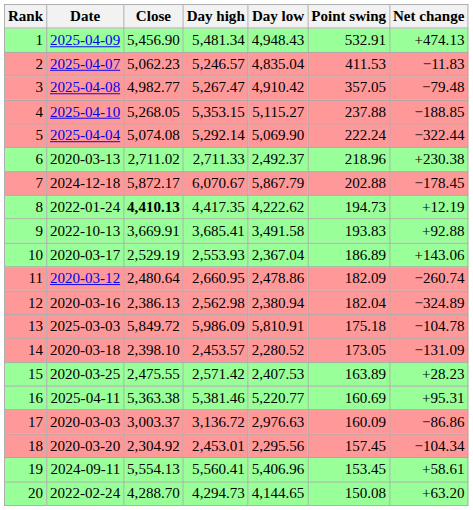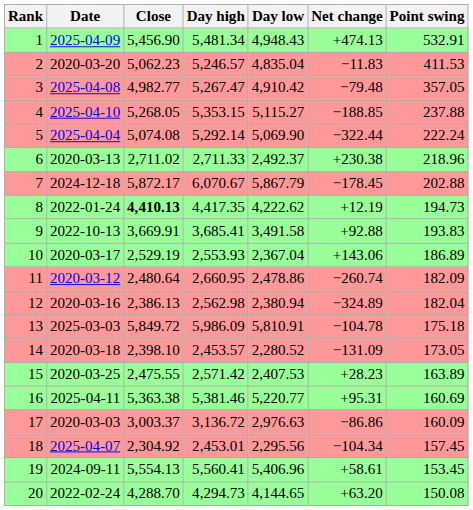columns swapped: (349, 16) <-> (429, 16)
(85, 64) 2025-04-07 -> (85, 64) 2020-03-20
(85, 445) 2020-03-20 -> (85, 445) 2025-04-07
